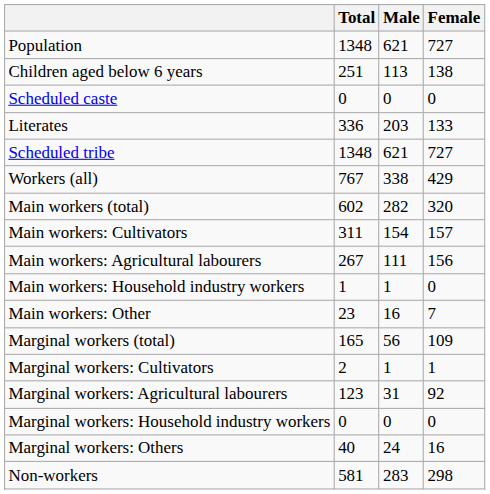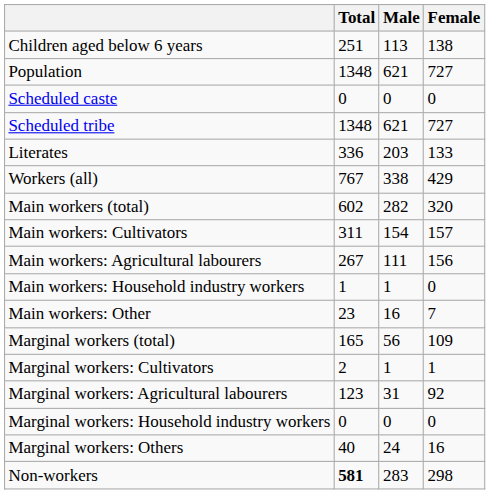rows swapped: (45, 44) <-> (105, 71)
rows swapped: (61, 152) <-> (38, 125)
(351, 475) normal -> (351, 475) bold
